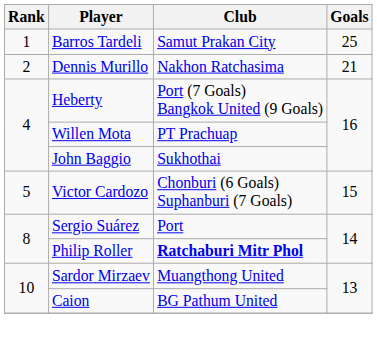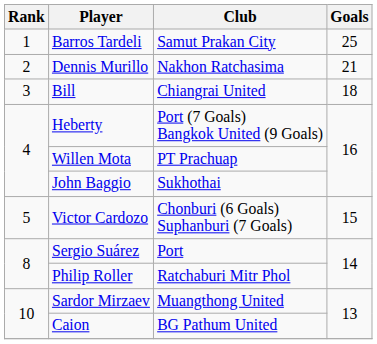+ row: (64, 91)
(230, 251) bold -> (224, 276) normal
